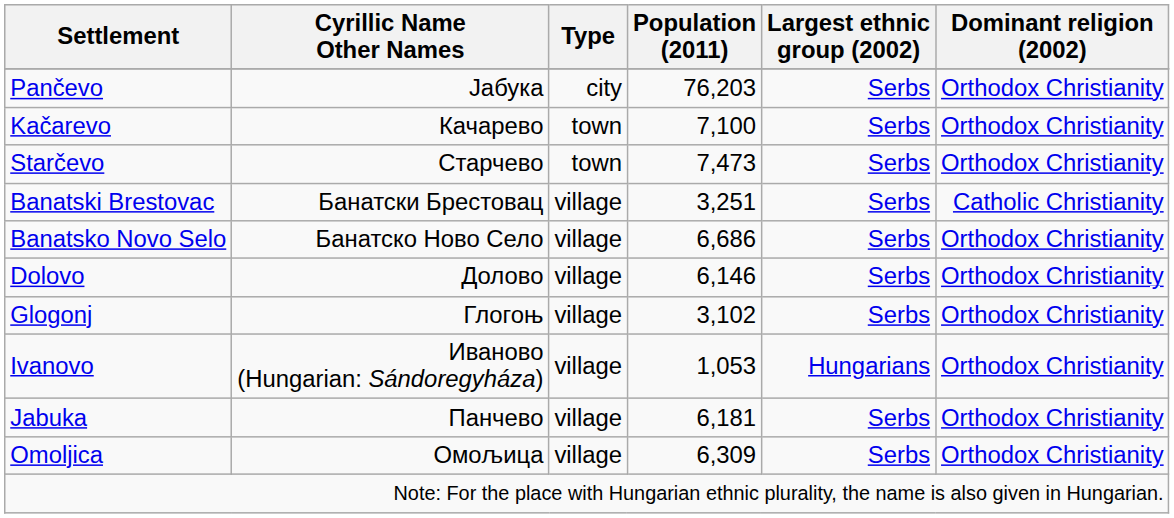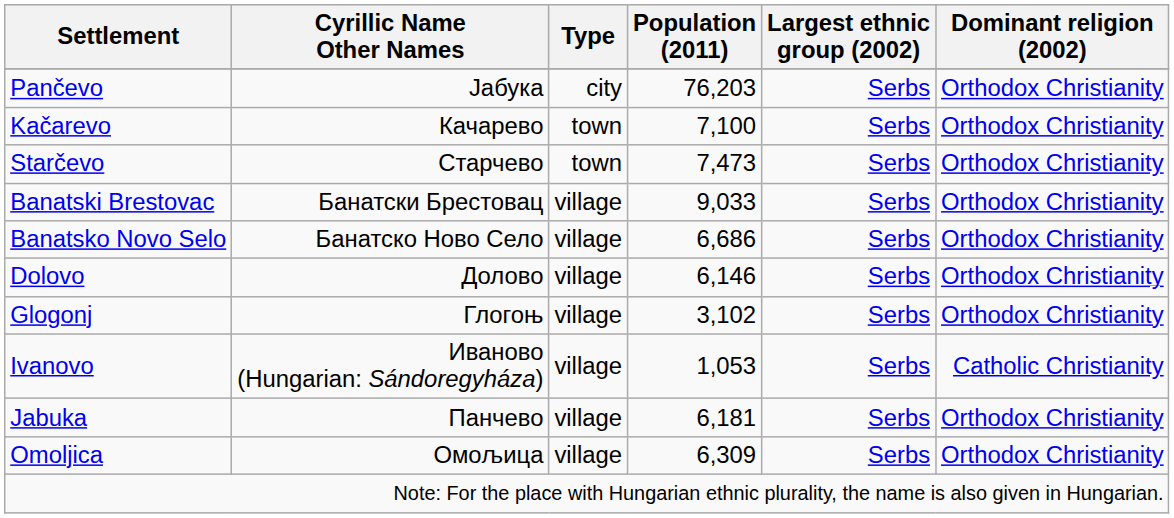(726, 201) 3,251 -> (726, 201) 9,033
(1058, 201) Catholic Christianity -> (1052, 201) Orthodox Christianity
(869, 366) Hungarians -> (899, 366) Serbs
(1052, 366) Orthodox Christianity -> (1058, 366) Catholic Christianity
